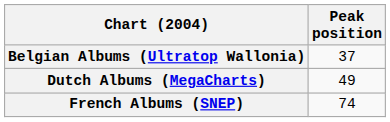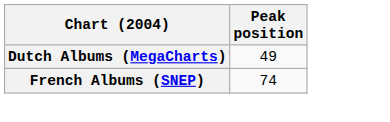- row: (157, 57)
